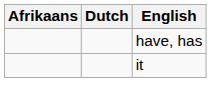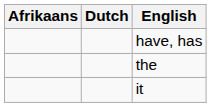+ row: (146, 65)
